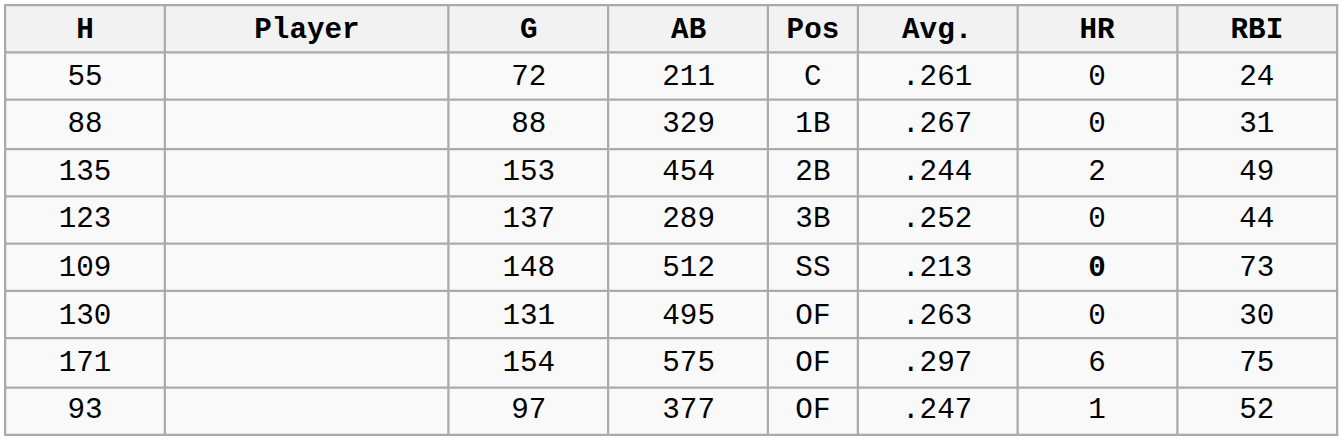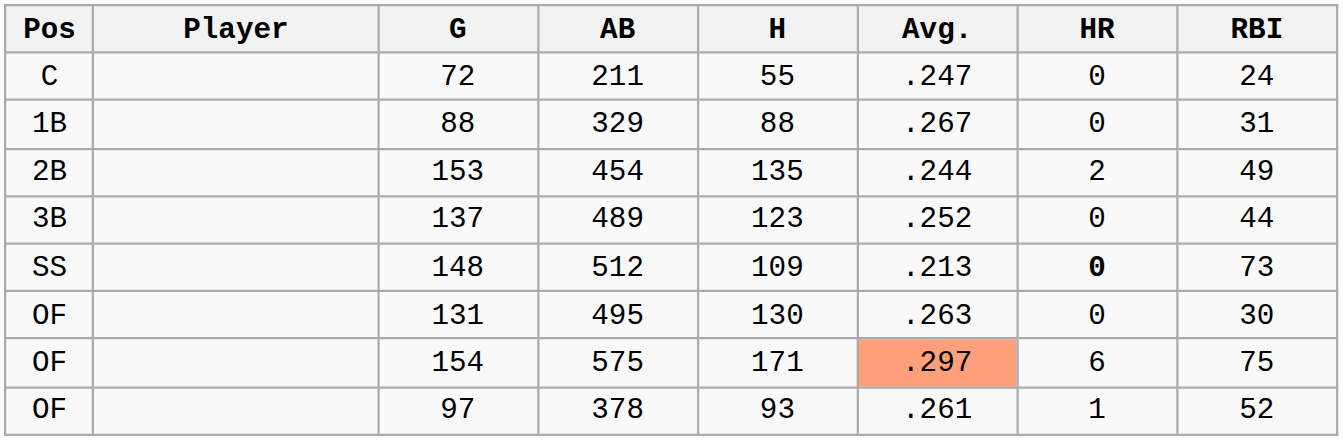columns swapped: (813, 29) <-> (85, 29)
(937, 77) .261 -> (937, 77) .247
(689, 220) 289 -> (618, 220) 489
(937, 363) no background -> (937, 363) lightsalmon background
(689, 410) 377 -> (618, 410) 378
(937, 410) .247 -> (937, 410) .261
